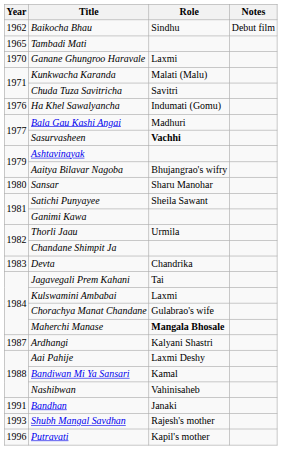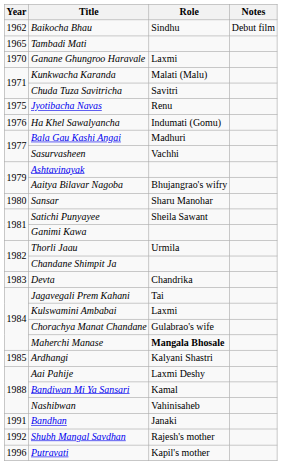+ row: (66, 106)
(166, 138) bold -> (165, 153) normal
(17, 342) 1987 -> (17, 358) 1985
(17, 421) 1993 -> (17, 437) 1992
